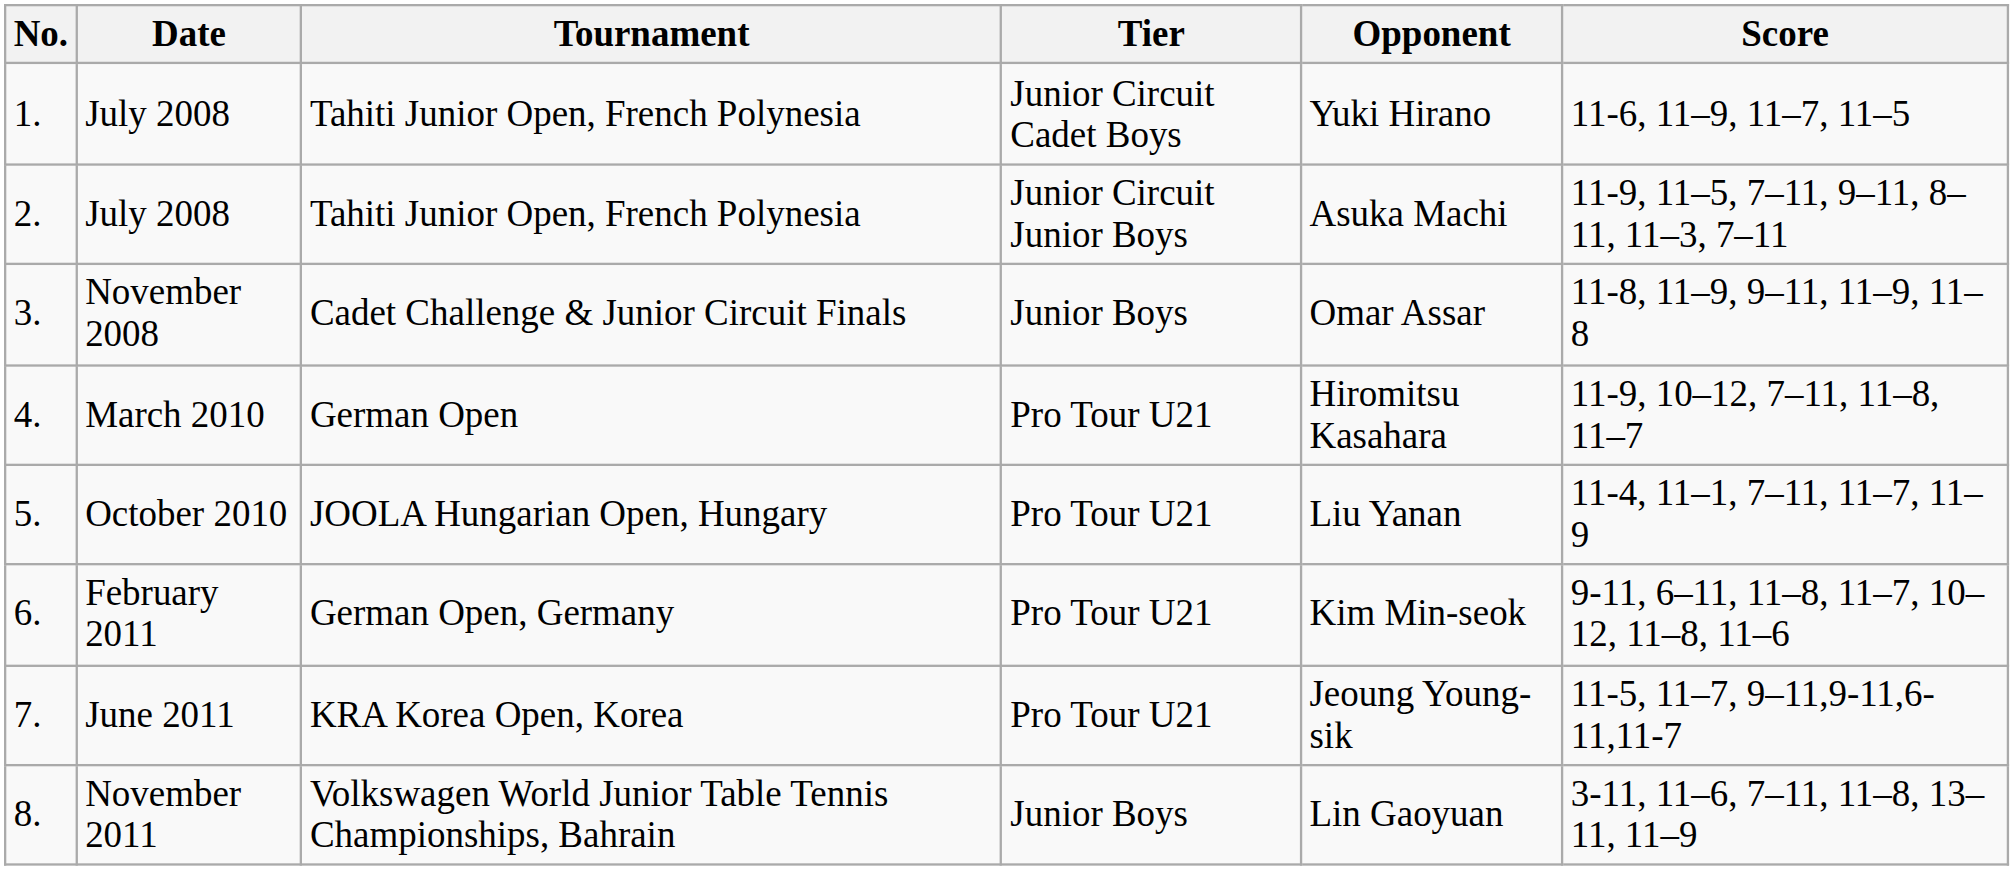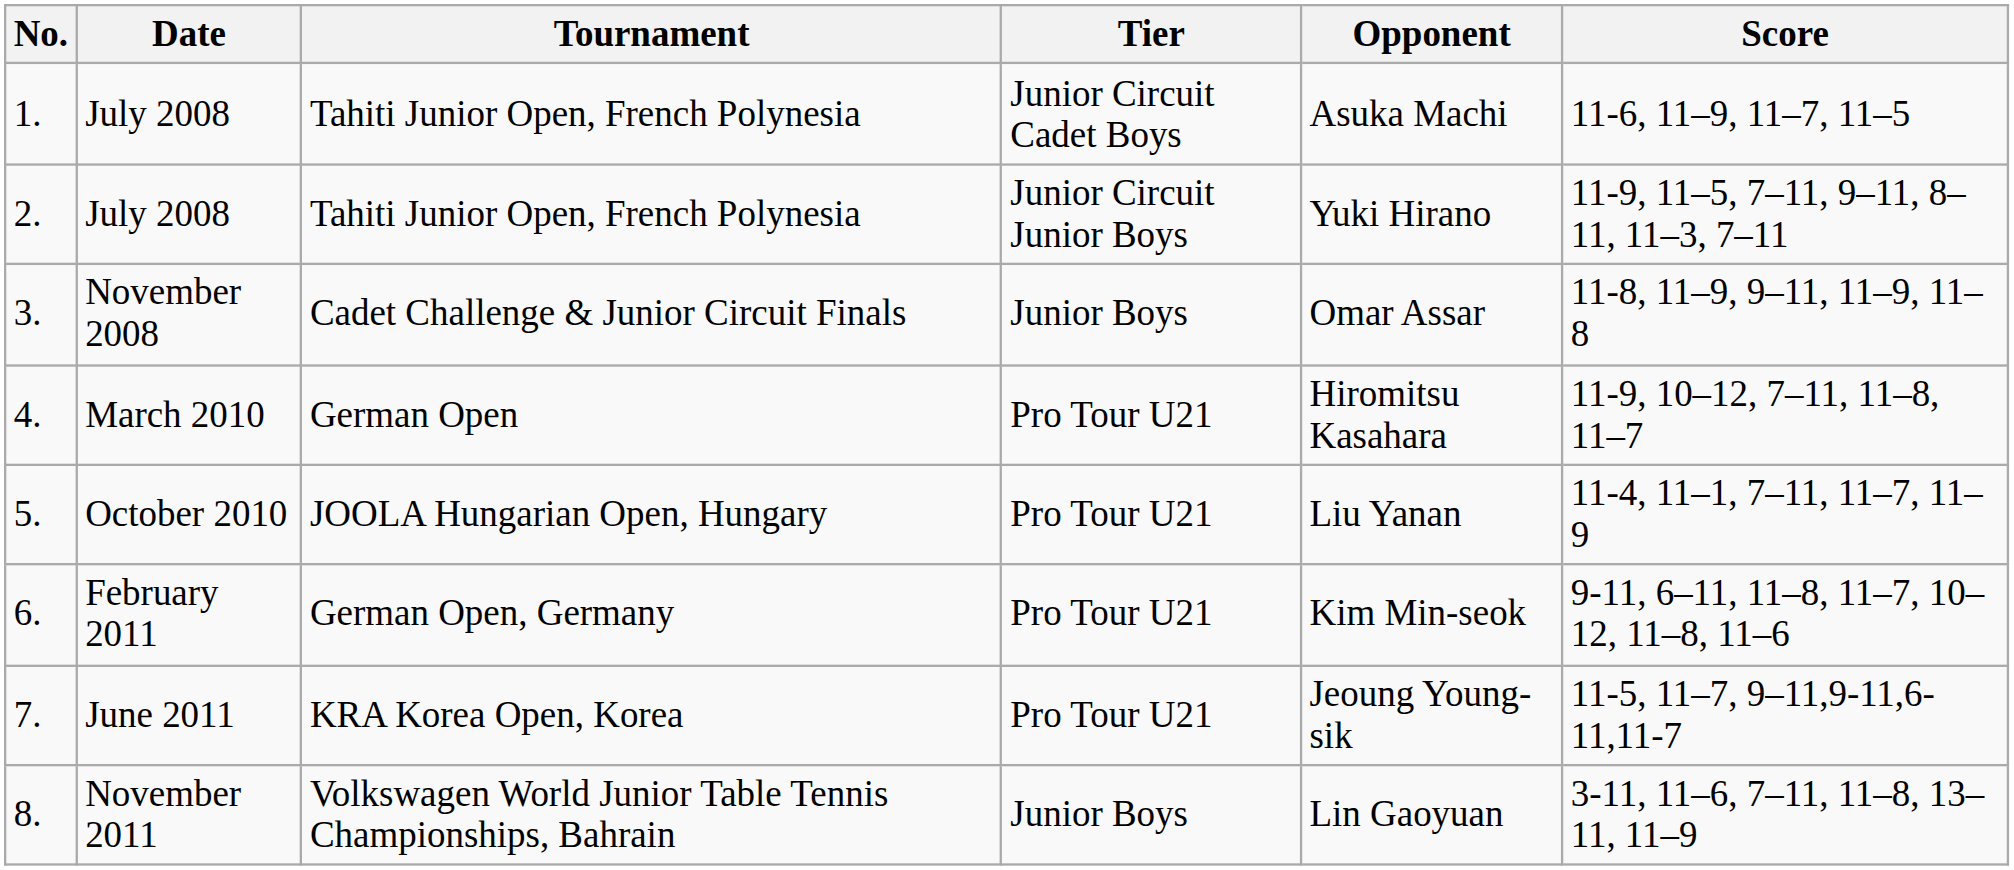(1400, 113) Yuki Hirano -> (1409, 113) Asuka Machi
(1409, 213) Asuka Machi -> (1400, 213) Yuki Hirano
